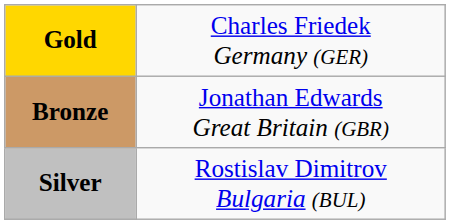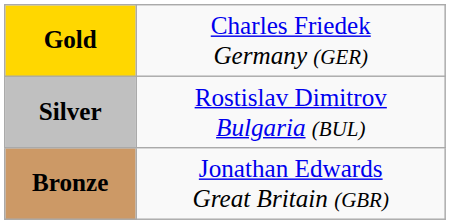rows swapped: (70, 182) <-> (70, 111)
